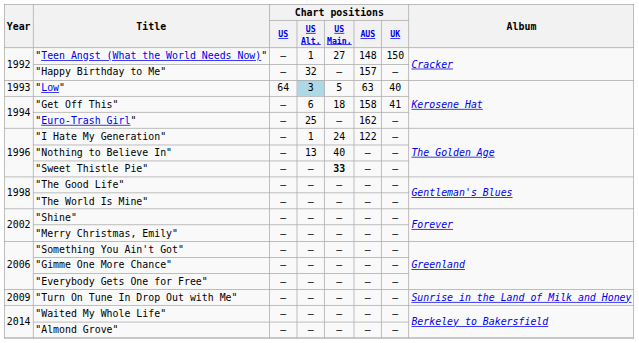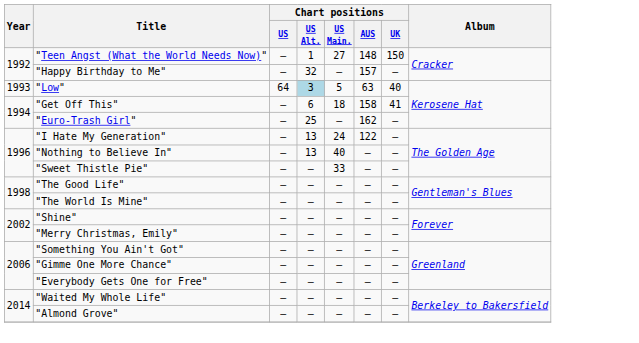(311, 137) 1 -> (311, 137) 13
(339, 169) bold -> (339, 169) normal
- row: (136, 298)
